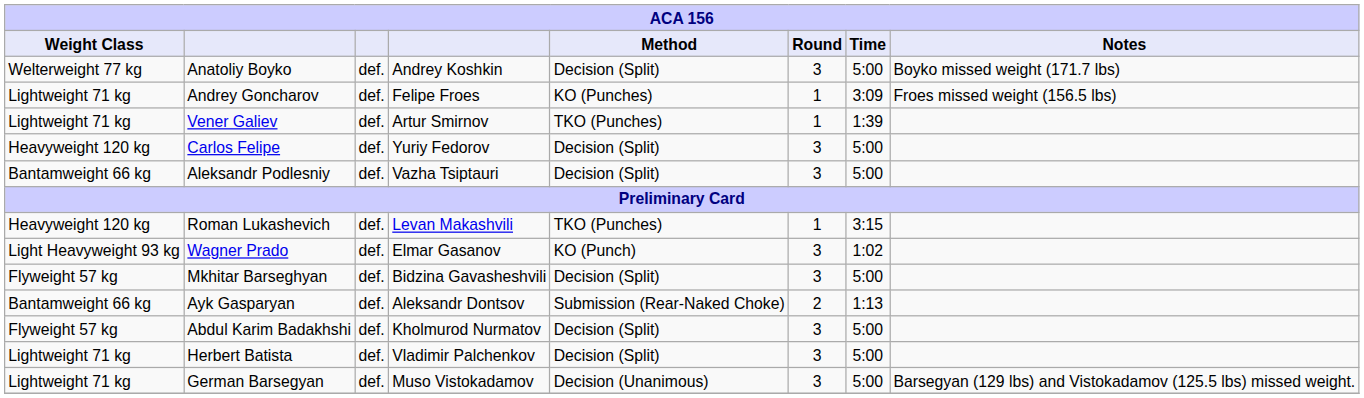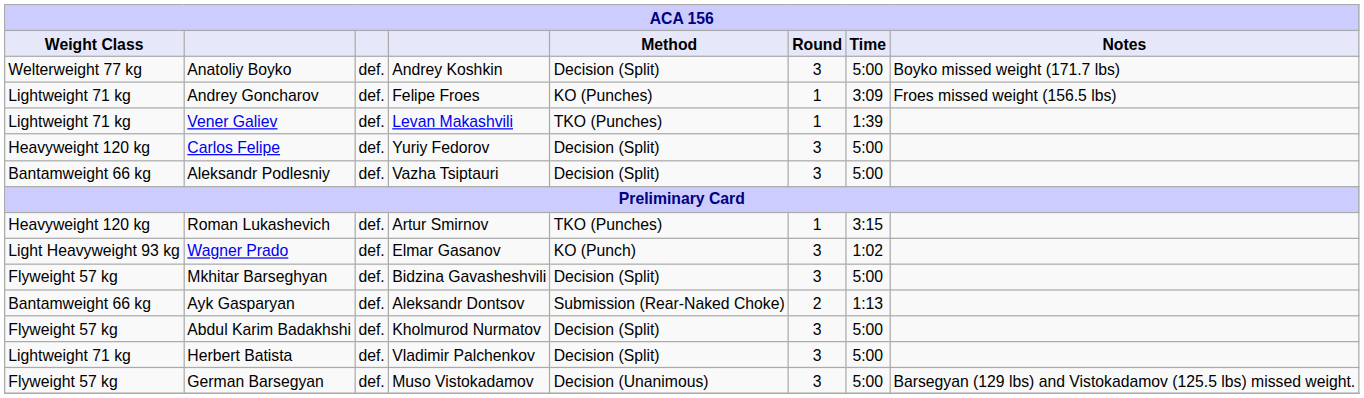(440, 121) Artur Smirnov -> (453, 121) Levan Makashvili
(453, 225) Levan Makashvili -> (440, 225) Artur Smirnov
(70, 381) Lightweight 71 kg -> (63, 381) Flyweight 57 kg
